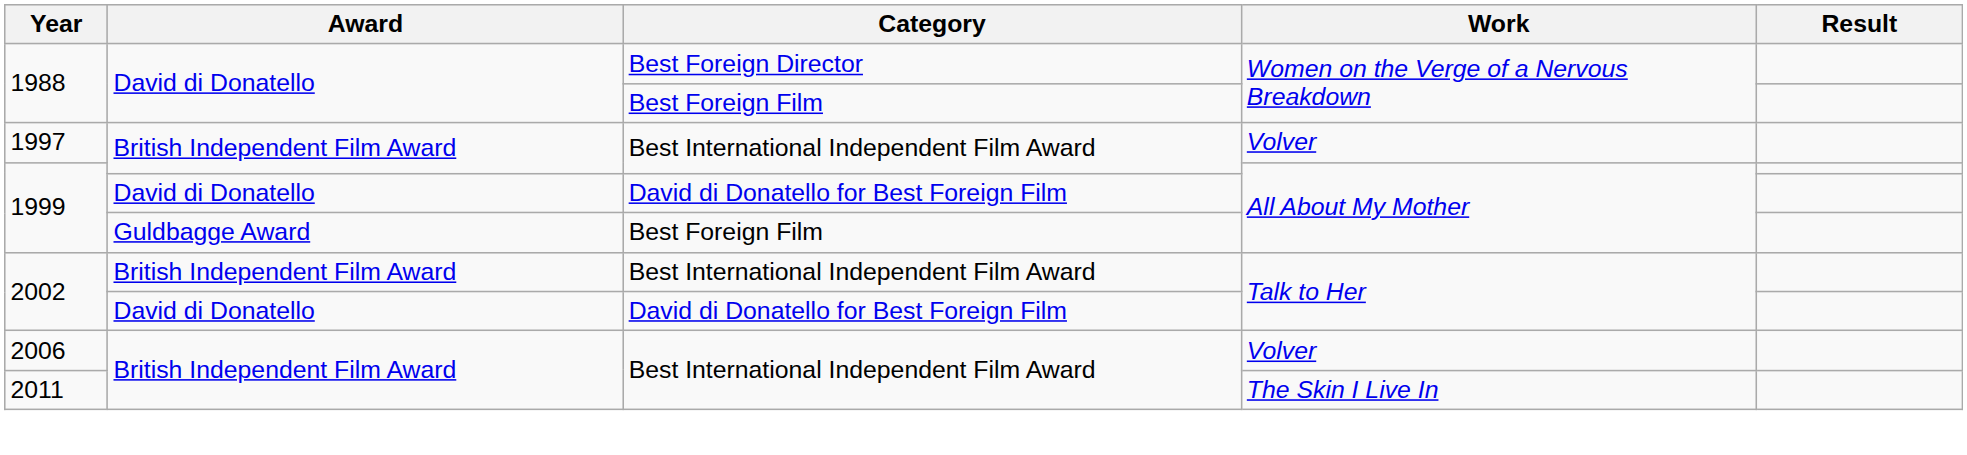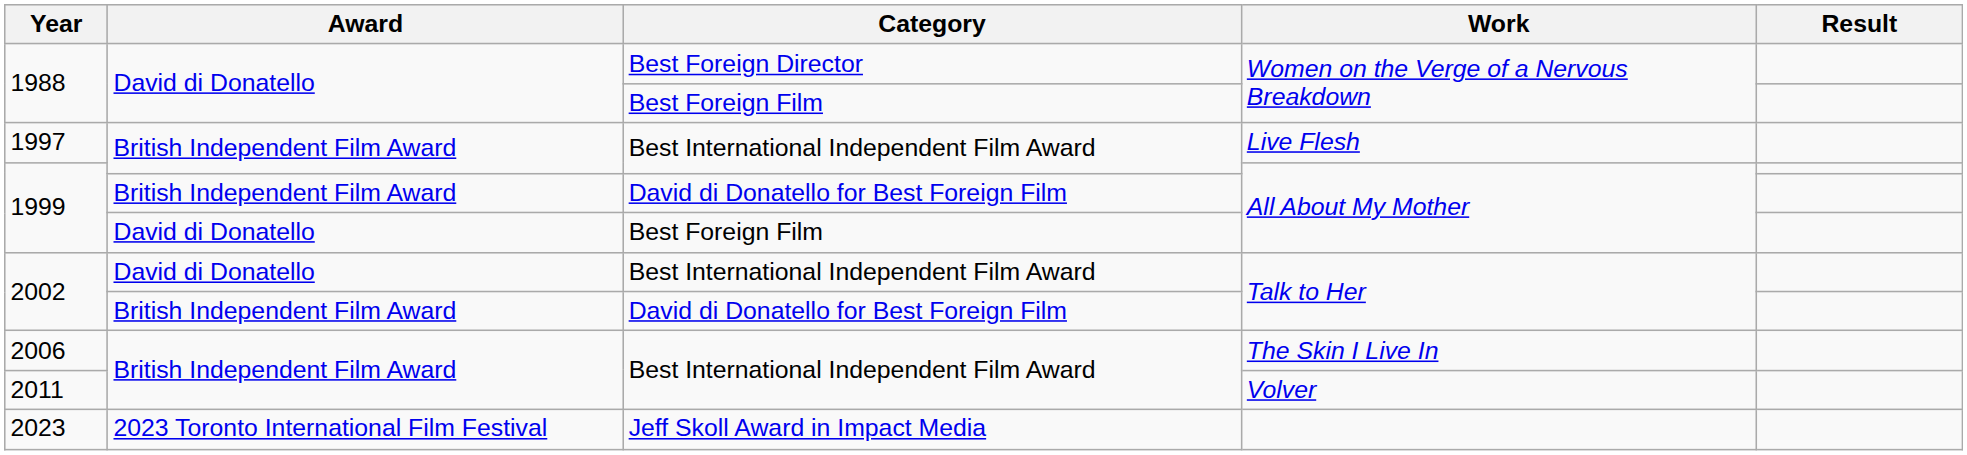(1282, 142) Volver -> (1303, 142) Live Flesh
(214, 192) David di Donatello -> (285, 192) British Independent Film Award
(212, 232) Guldbagge Award -> (214, 232) David di Donatello
(285, 271) British Independent Film Award -> (214, 271) David di Donatello
(214, 310) David di Donatello -> (285, 310) British Independent Film Award
(1282, 350) Volver -> (1343, 350) The Skin I Live In
(1343, 389) The Skin I Live In -> (1282, 389) Volver
+ row: (38, 428)
